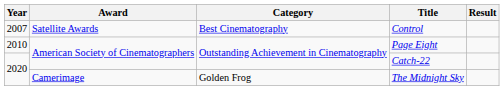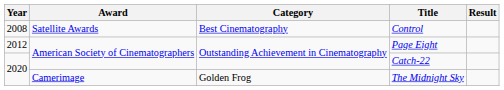(17, 28) 2007 -> (17, 28) 2008
(17, 45) 2010 -> (17, 45) 2012
